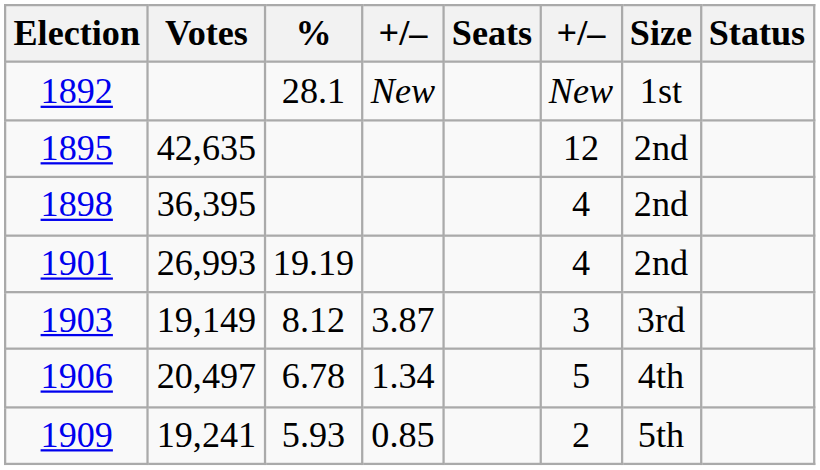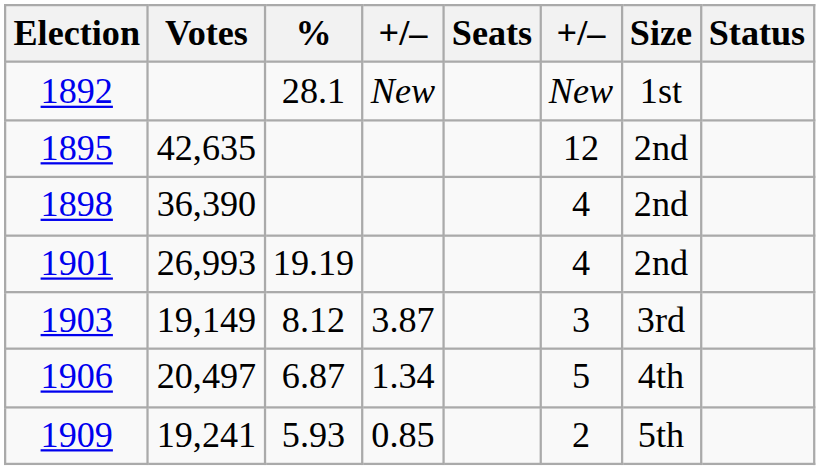(206, 205) 36,395 -> (206, 205) 36,390
(313, 377) 6.78 -> (313, 377) 6.87
